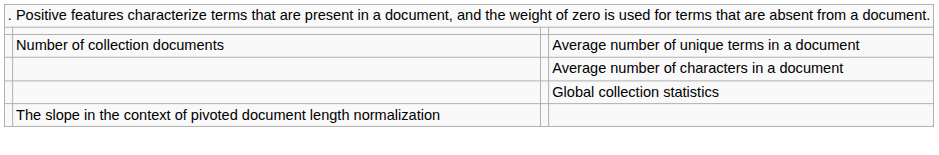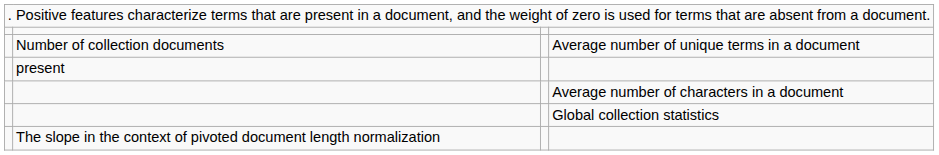+ row: (40, 68)
